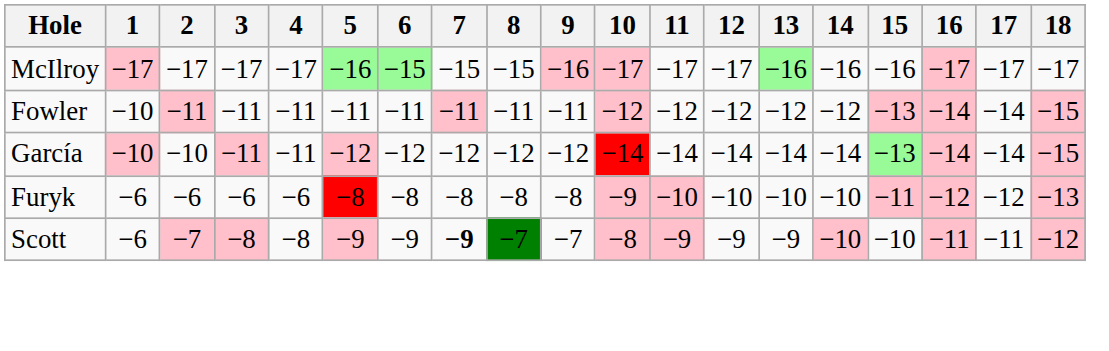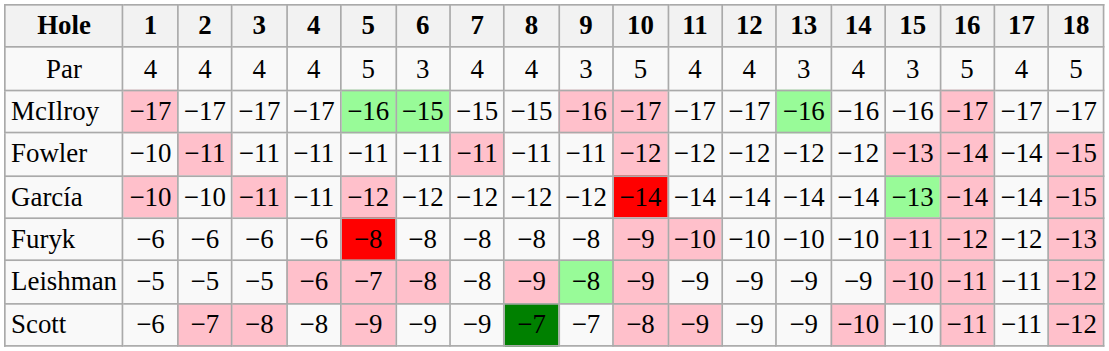+ row: (64, 68)
+ row: (64, 281)
(459, 238) bold -> (477, 324) normal
